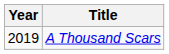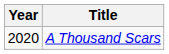(23, 37) 2019 -> (23, 37) 2020
